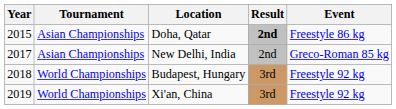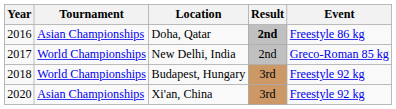(19, 34) 2015 -> (19, 34) 2016
(91, 54) Asian Championships -> (92, 54) World Championships
(19, 94) 2019 -> (19, 94) 2020
(92, 94) World Championships -> (91, 94) Asian Championships
